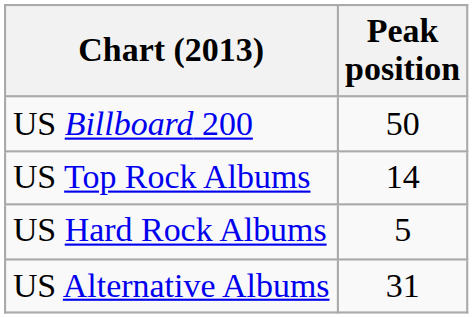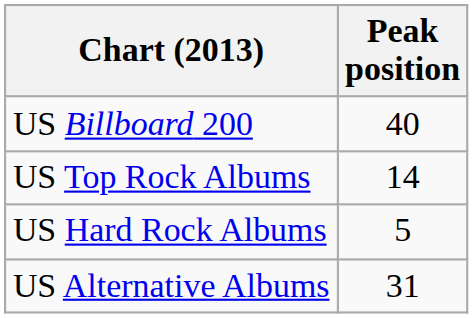(403, 123) 50 -> (403, 123) 40
